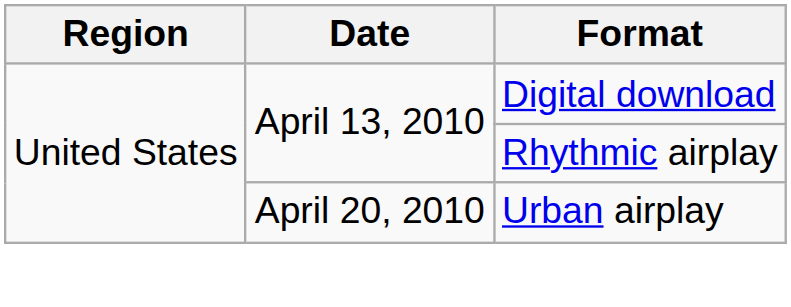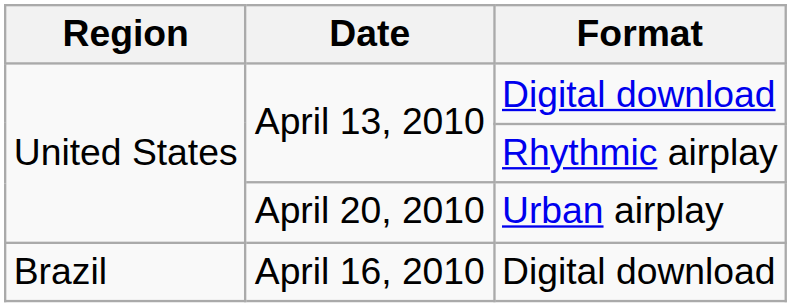+ row: (370, 270)
